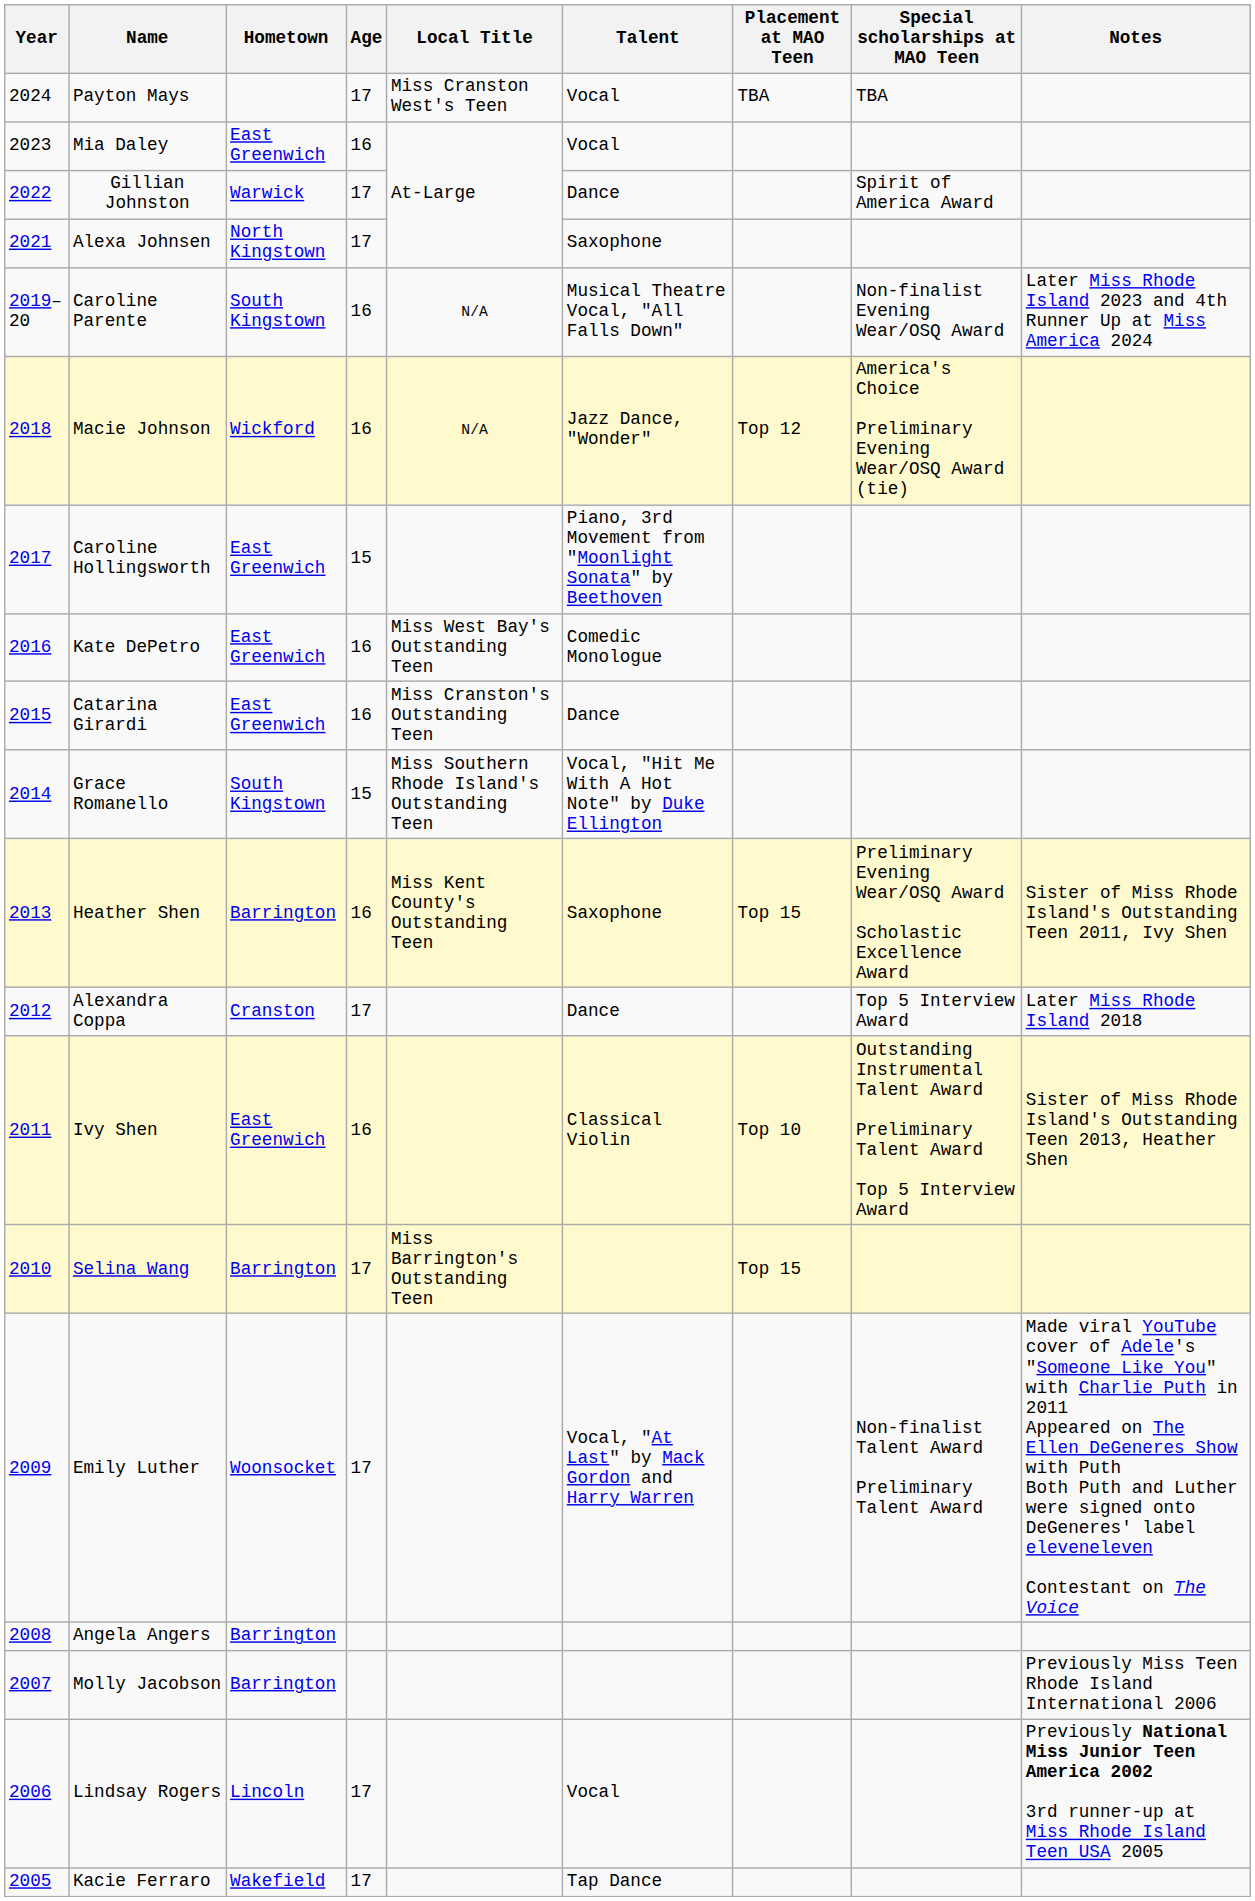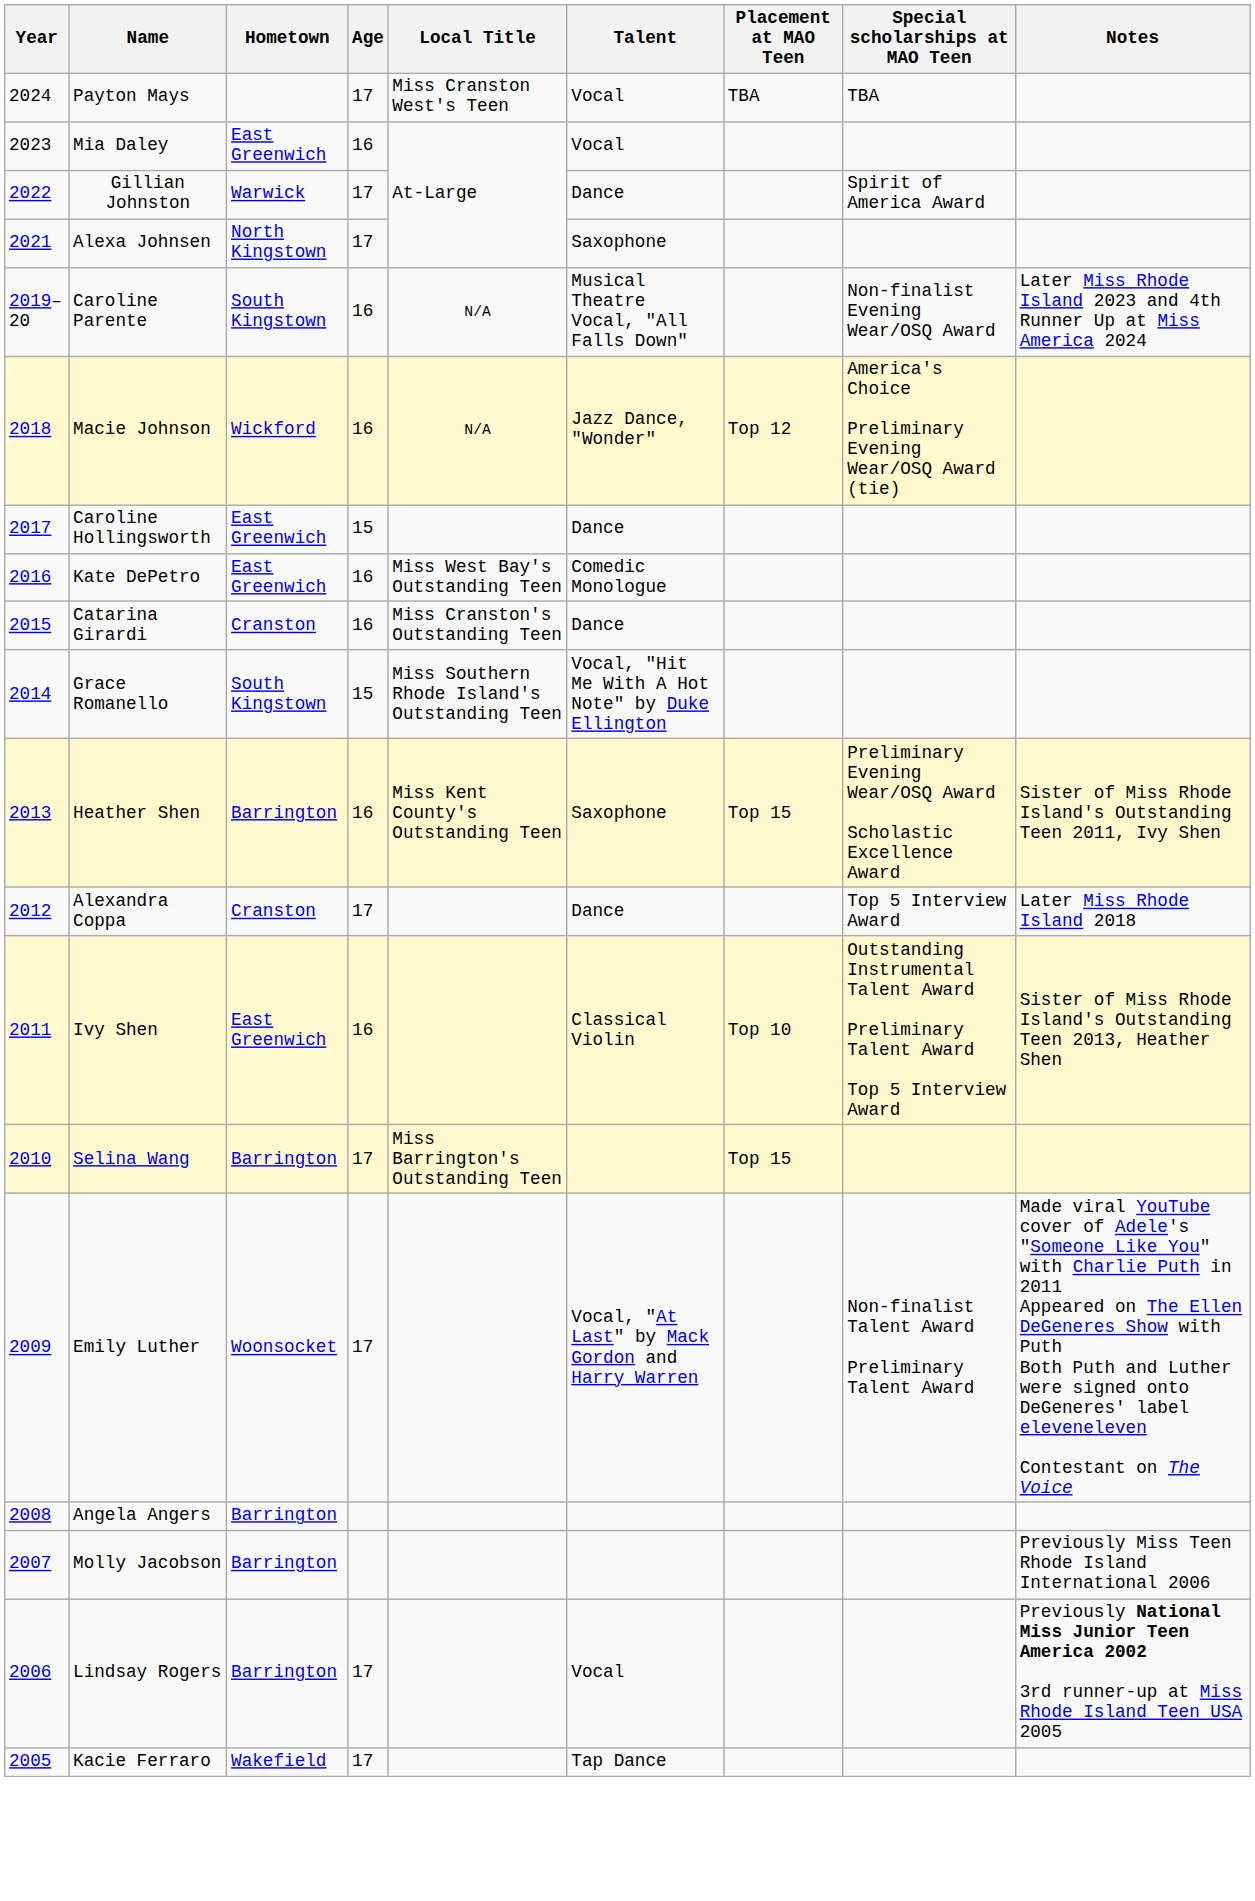(636, 559) Piano, 3rd Movement from "Moonlight Sonata" by Beethoven -> (598, 529) Dance
(278, 716) East Greenwich -> (273, 626) Cranston
(267, 1794) Lincoln -> (284, 1674) Barrington
